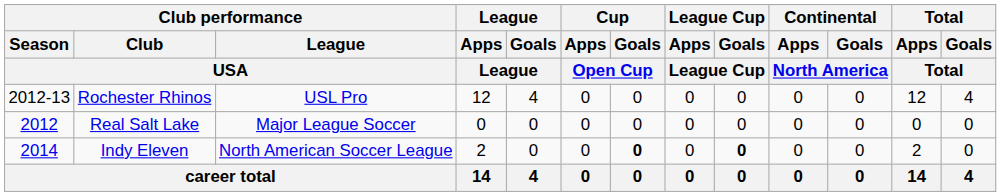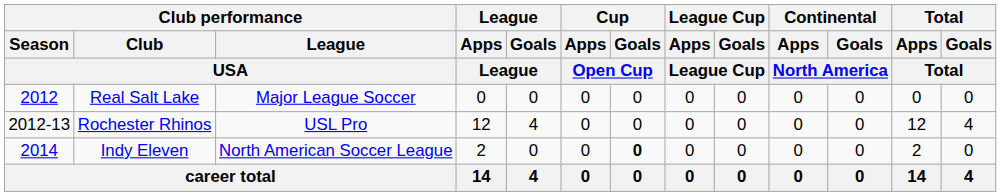rows swapped: (145, 124) <-> (145, 97)
(742, 151) bold -> (742, 151) normal
